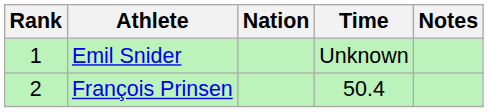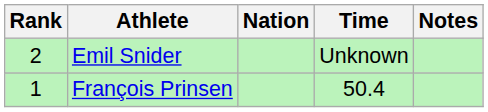(36, 55) 1 -> (36, 55) 2
(36, 89) 2 -> (36, 89) 1
